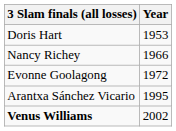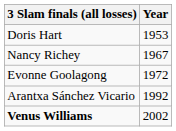(155, 55) 1966 -> (155, 55) 1967
(155, 95) 1995 -> (155, 95) 1992
